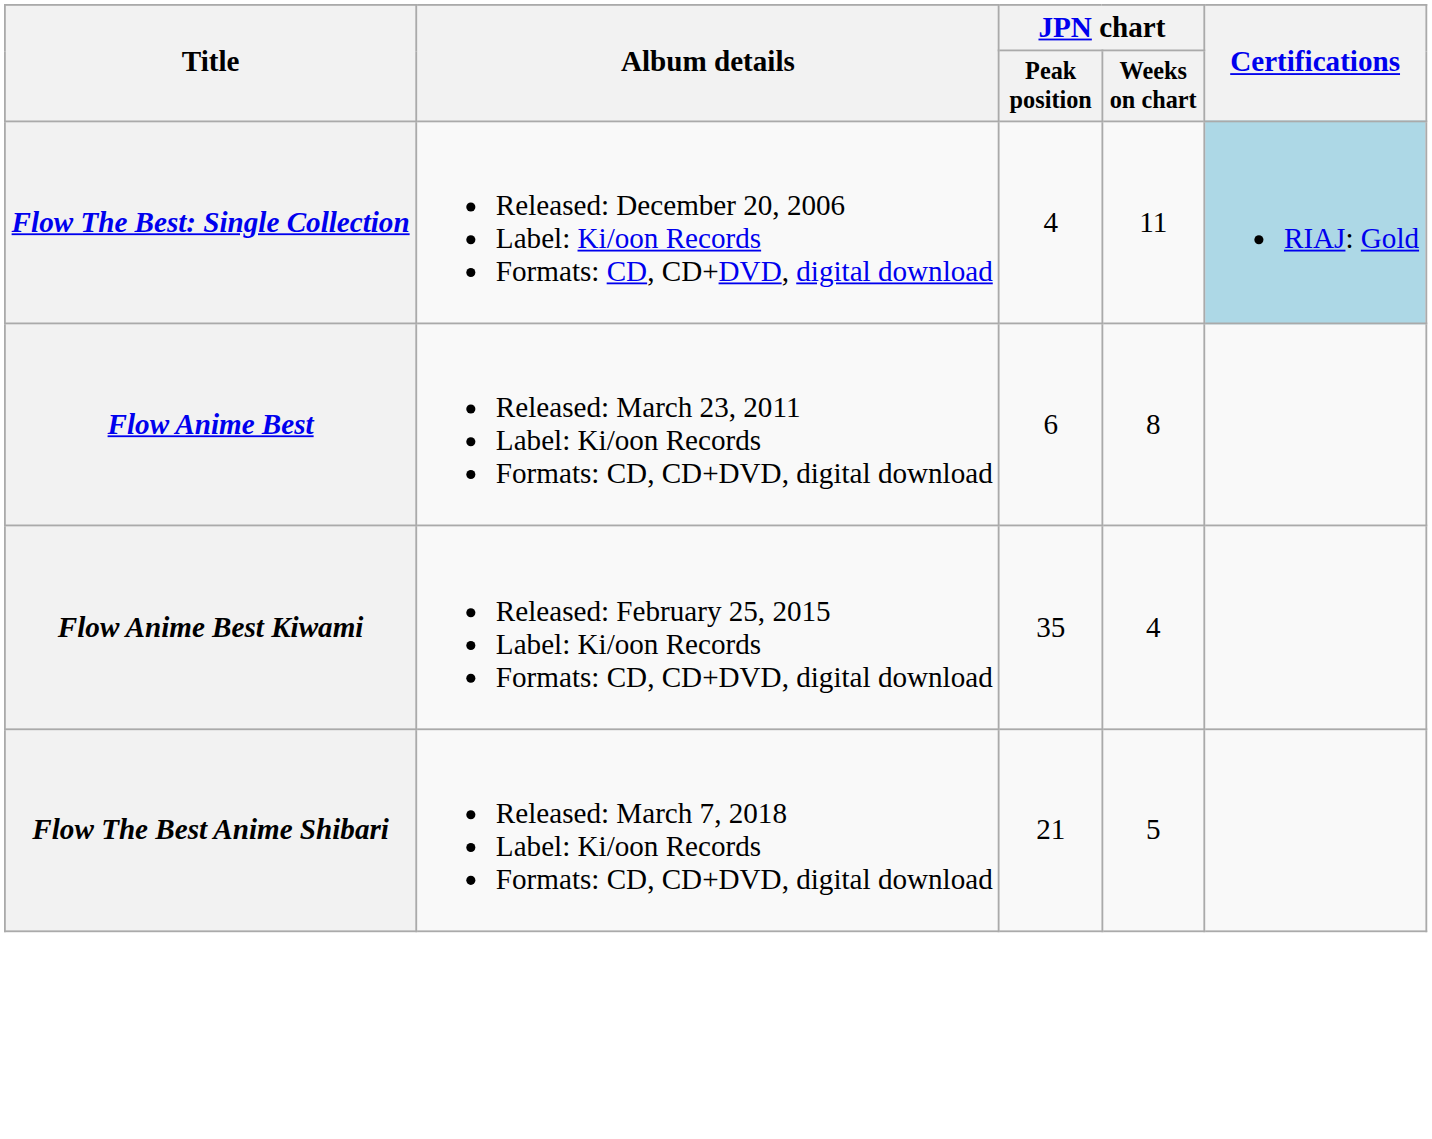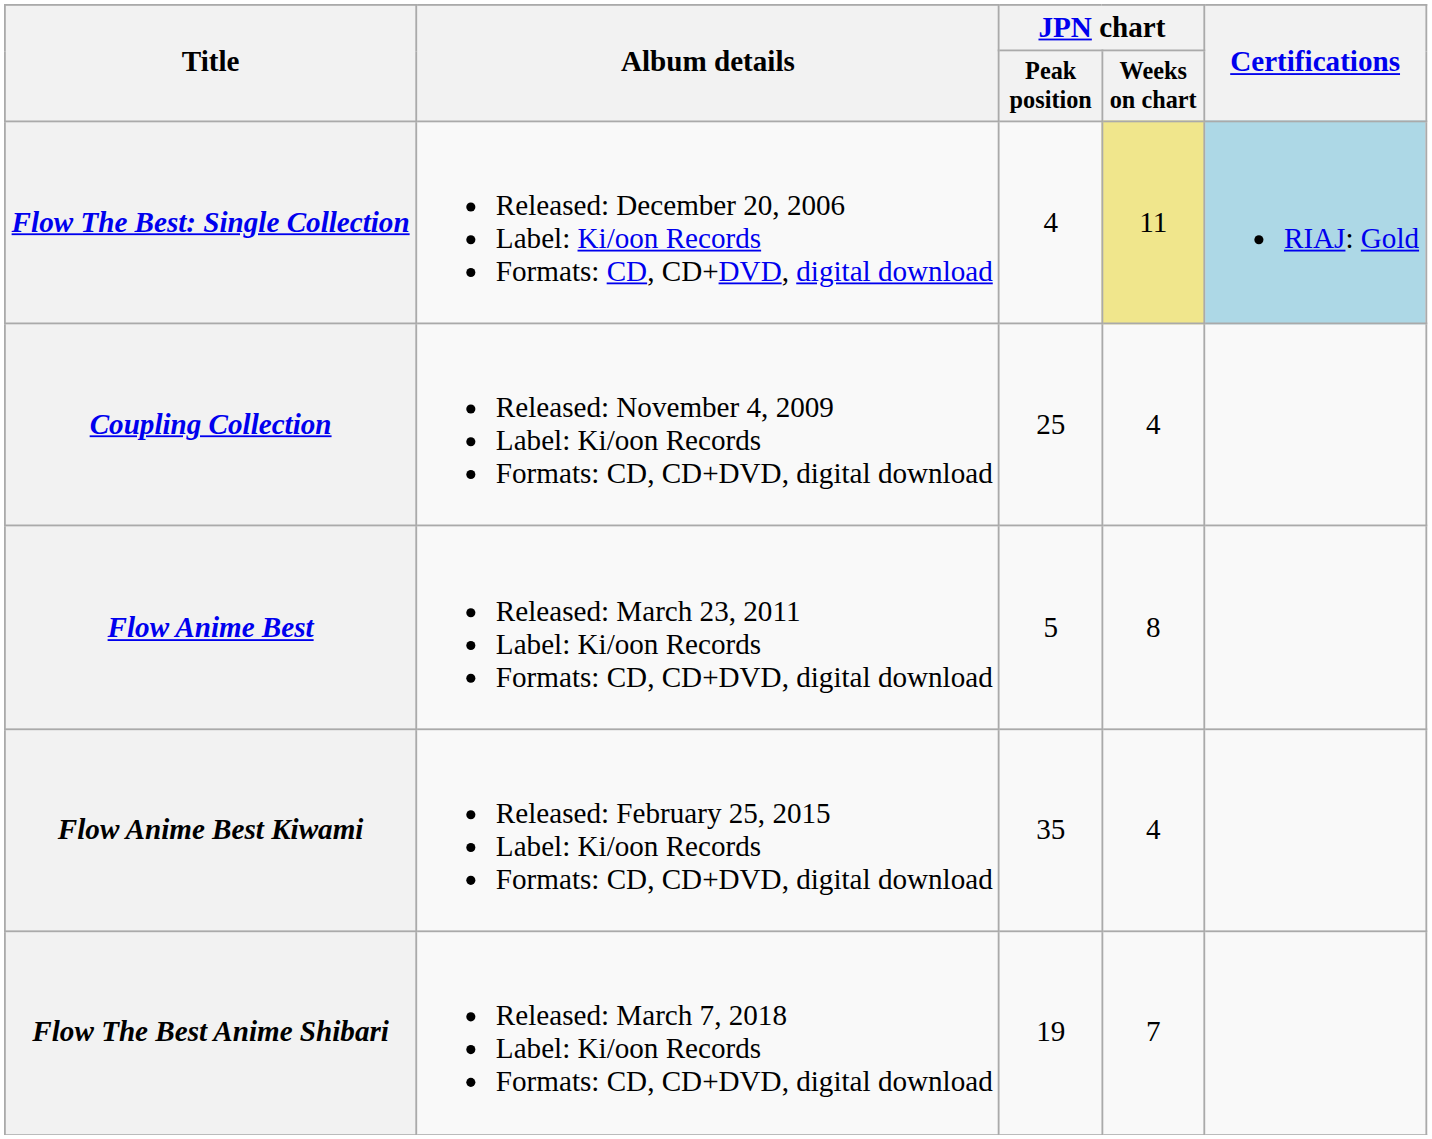(1153, 221) no background -> (1153, 221) khaki background
+ row: (211, 424)
(1051, 424) 6 -> (1051, 627) 5
(1051, 829) 21 -> (1051, 1032) 19
(1153, 829) 5 -> (1153, 1032) 7
